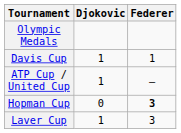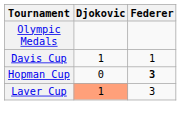- row: (39, 81)
(101, 120) no background -> (101, 92) lightsalmon background
